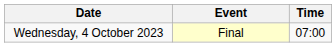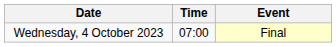columns swapped: (310, 13) <-> (231, 13)
